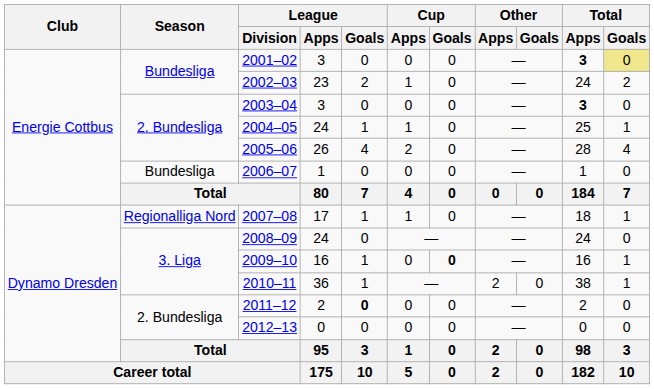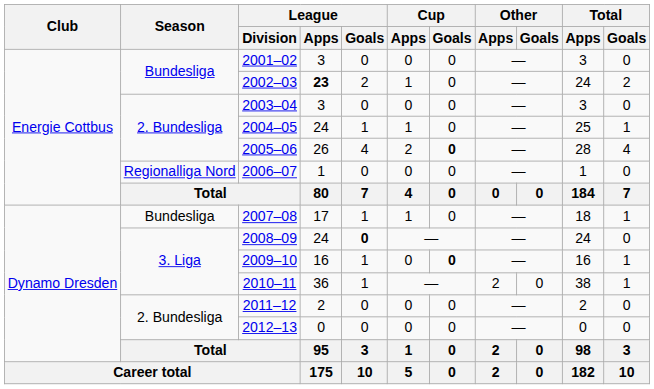(583, 60) bold -> (583, 60) normal
(627, 60) khaki background -> (627, 60) no background
(321, 82) normal -> (321, 82) bold
(583, 104) bold -> (583, 104) normal
(452, 149) normal -> (452, 149) bold
(180, 171) Bundesliga -> (180, 171) Regionalliga Nord
(180, 216) Regionalliga Nord -> (180, 216) Bundesliga
(365, 238) normal -> (365, 238) bold
(365, 305) bold -> (365, 305) normal
